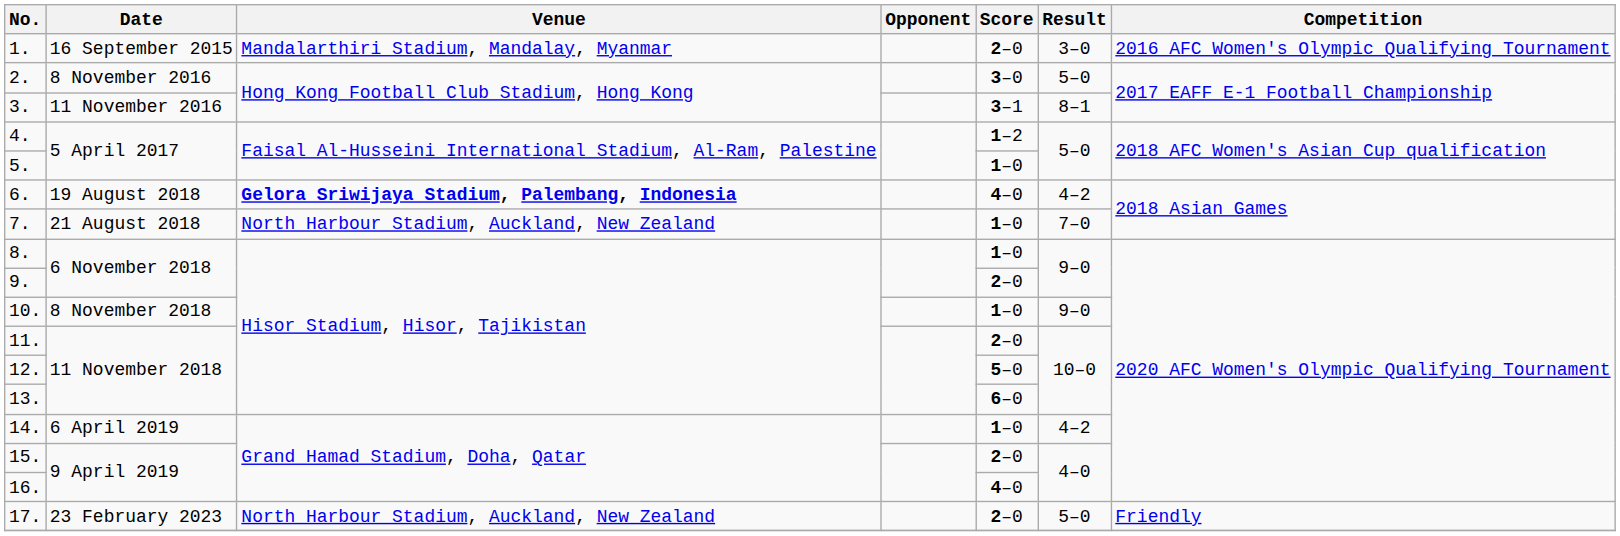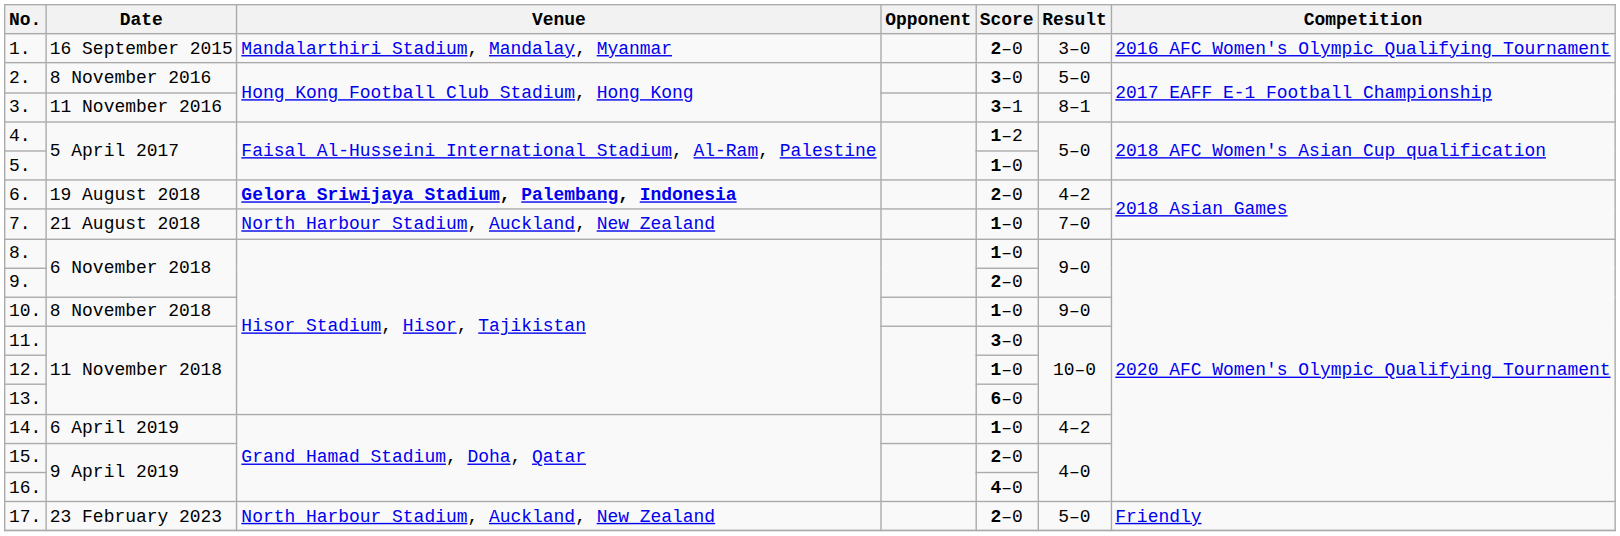(1007, 195) 4–0 -> (1007, 195) 2–0
(1007, 341) 2–0 -> (1007, 341) 3–0
(1007, 370) 5–0 -> (1007, 370) 1–0
